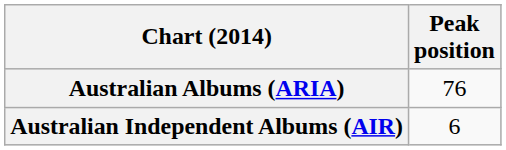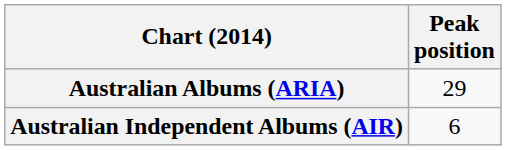(454, 88) 76 -> (454, 88) 29
